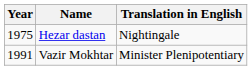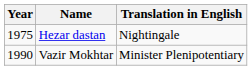(20, 55) 1991 -> (20, 55) 1990
